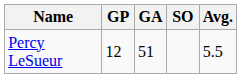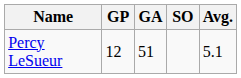(213, 51) 5.5 -> (213, 51) 5.1
